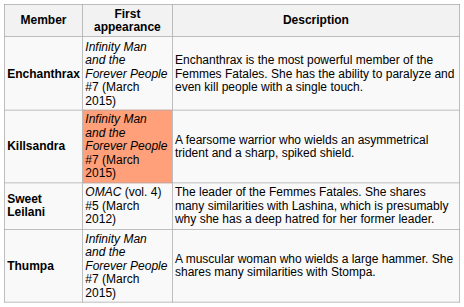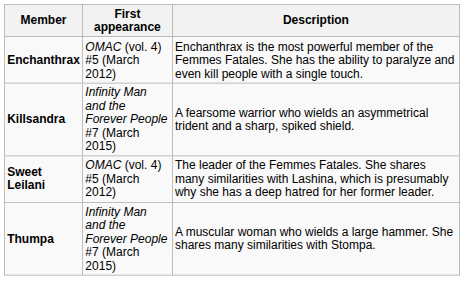(126, 73) Infinity Man and the Forever People #7 (March 2015) -> (123, 60) OMAC (vol. 4) #5 (March 2012)
(126, 146) lightsalmon background -> (126, 119) no background
